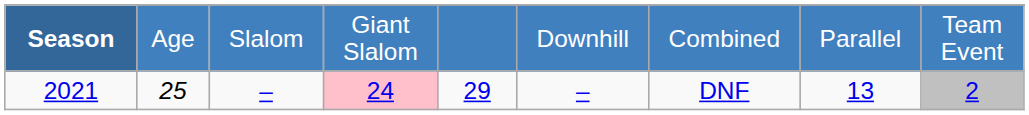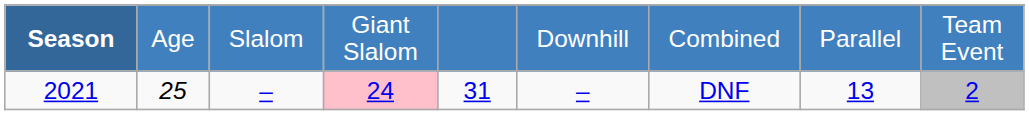(477, 90) 29 -> (477, 90) 31
